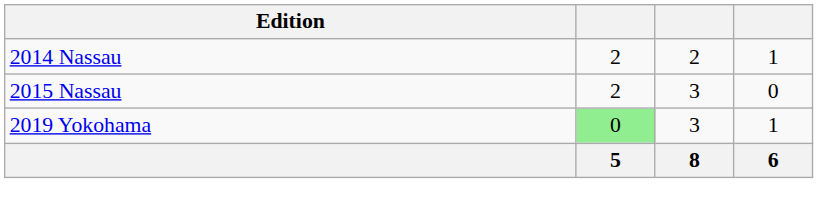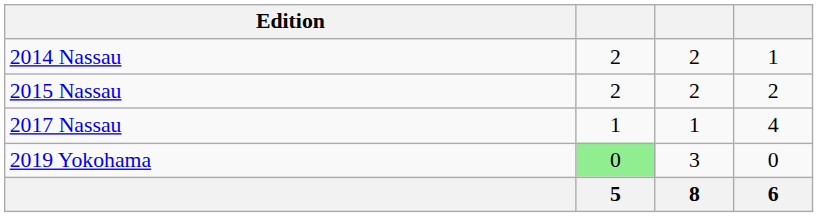(694, 90) 3 -> (694, 90) 2
(773, 90) 0 -> (773, 90) 2
+ row: (66, 125)
(773, 125) 1 -> (773, 159) 0
